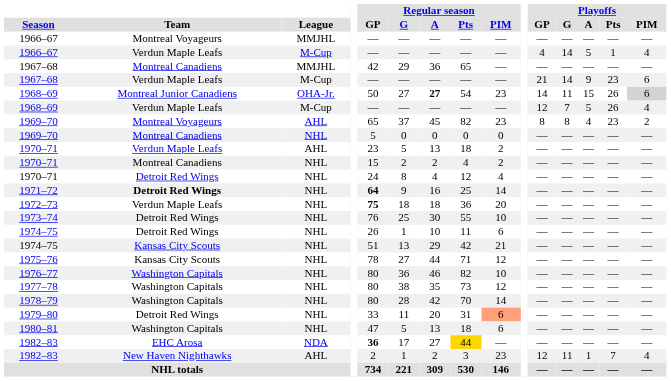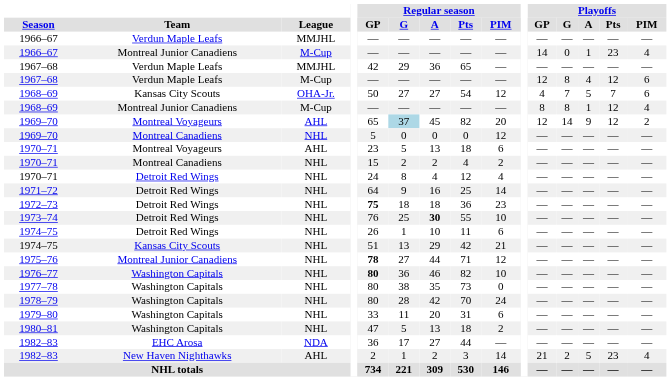(177, 38) Montreal Voyageurs -> (177, 38) Verdun Maple Leafs
(177, 52) Verdun Maple Leafs -> (177, 52) Montreal Junior Canadiens
(542, 52) 4 -> (542, 52) 14
(567, 52) 14 -> (567, 52) 0
(589, 52) 5 -> (589, 52) 1
(613, 52) 1 -> (613, 52) 23
(177, 66) Montreal Canadiens -> (177, 66) Verdun Maple Leafs
(542, 80) 21 -> (542, 80) 12
(567, 80) 14 -> (567, 80) 8
(589, 80) 9 -> (589, 80) 4
(613, 80) 23 -> (613, 80) 12
(177, 93) Montreal Junior Canadiens -> (177, 93) Kansas City Scouts
(435, 93) bold -> (435, 93) normal
(501, 93) 23 -> (501, 93) 12
(542, 93) 14 -> (542, 93) 4
(567, 93) 11 -> (567, 93) 7
(589, 93) 15 -> (589, 93) 5
(613, 93) 26 -> (613, 93) 7
(647, 93) lightgrey background -> (647, 93) no background
(177, 107) Verdun Maple Leafs -> (177, 107) Montreal Junior Canadiens
(542, 107) 12 -> (542, 107) 8
(567, 107) 7 -> (567, 107) 8
(589, 107) 5 -> (589, 107) 1
(613, 107) 26 -> (613, 107) 12
(404, 121) no background -> (404, 121) lightblue background
(501, 121) 23 -> (501, 121) 20
(542, 121) 8 -> (542, 121) 12
(567, 121) 8 -> (567, 121) 14
(589, 121) 4 -> (589, 121) 9
(613, 121) 23 -> (613, 121) 12
(501, 135) 0 -> (501, 135) 12
(177, 149) Verdun Maple Leafs -> (177, 149) Montreal Voyageurs
(501, 149) 2 -> (501, 149) 6
(177, 190) bold -> (177, 190) normal
(373, 190) bold -> (373, 190) normal
(177, 204) Verdun Maple Leafs -> (177, 204) Detroit Red Wings
(501, 204) 20 -> (501, 204) 23
(435, 218) normal -> (435, 218) bold
(177, 259) Kansas City Scouts -> (177, 259) Montreal Junior Canadiens
(373, 259) normal -> (373, 259) bold
(373, 273) normal -> (373, 273) bold
(501, 287) 12 -> (501, 287) 0
(501, 300) 14 -> (501, 300) 24
(177, 314) Detroit Red Wings -> (177, 314) Washington Capitals
(501, 314) lightsalmon background -> (501, 314) no background
(501, 328) 6 -> (501, 328) 2
(373, 342) bold -> (373, 342) normal
(466, 342) gold background -> (466, 342) no background
(501, 356) 23 -> (501, 356) 14
(542, 356) 12 -> (542, 356) 21
(567, 356) 11 -> (567, 356) 2
(589, 356) 1 -> (589, 356) 5
(613, 356) 7 -> (613, 356) 23
